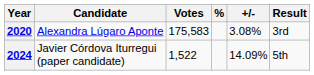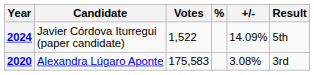rows swapped: (19, 31) <-> (19, 55)
